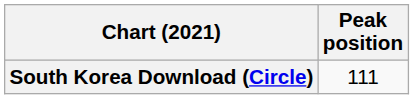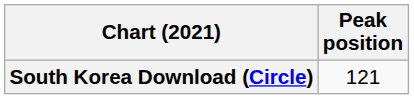(363, 76) 111 -> (363, 76) 121
